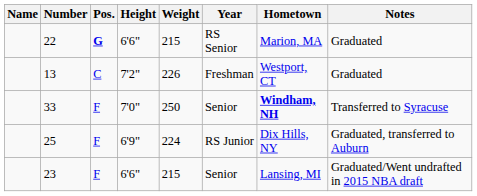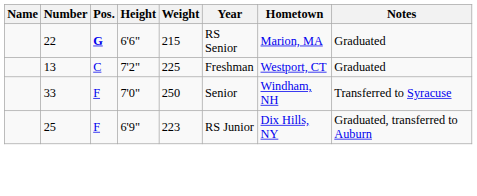(171, 74) 226 -> (171, 67) 225
(288, 107) bold -> (286, 93) normal
(171, 140) 224 -> (171, 127) 223
- row: (50, 174)
